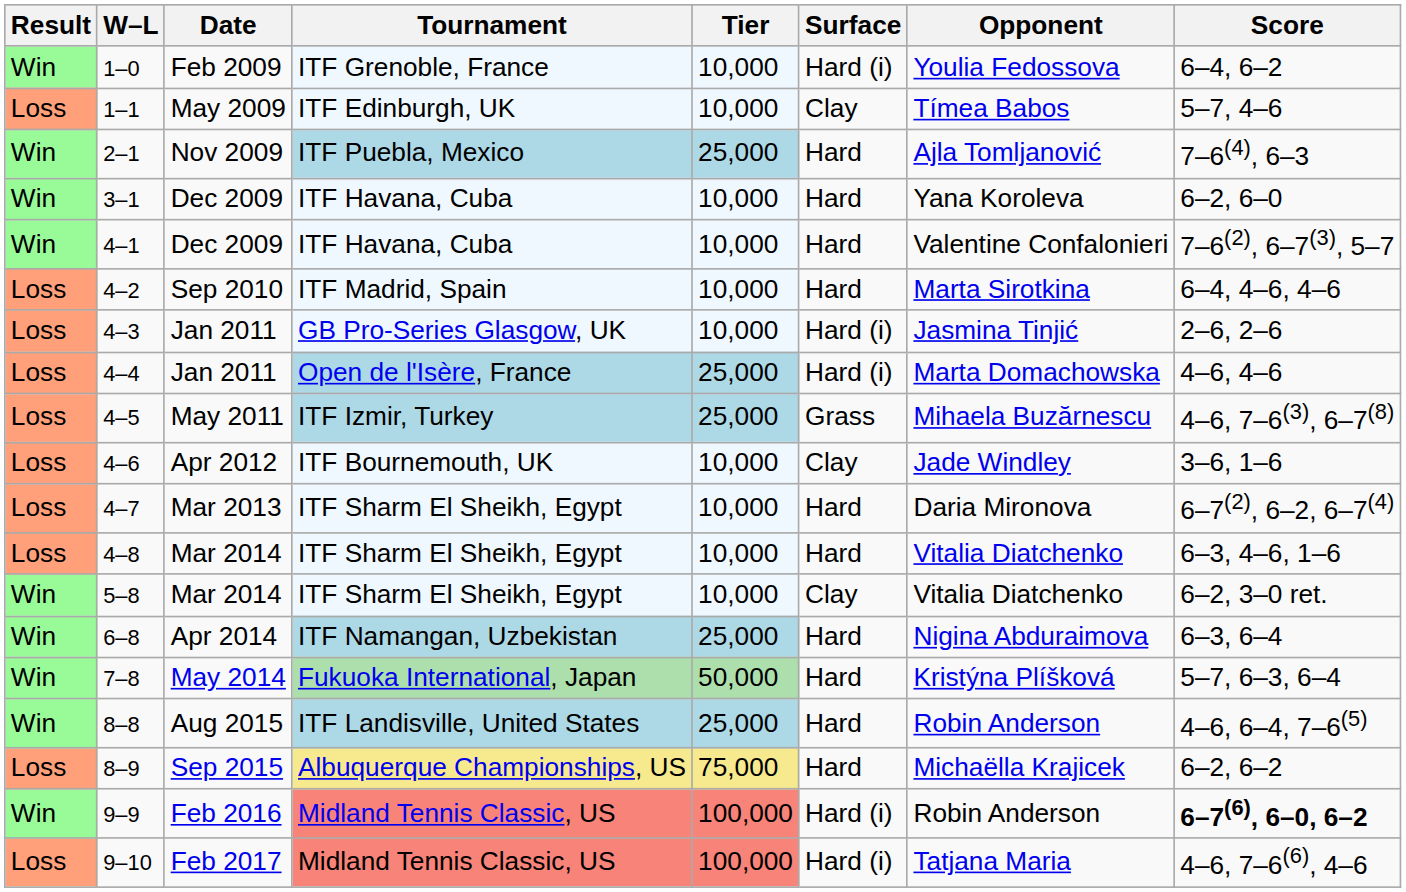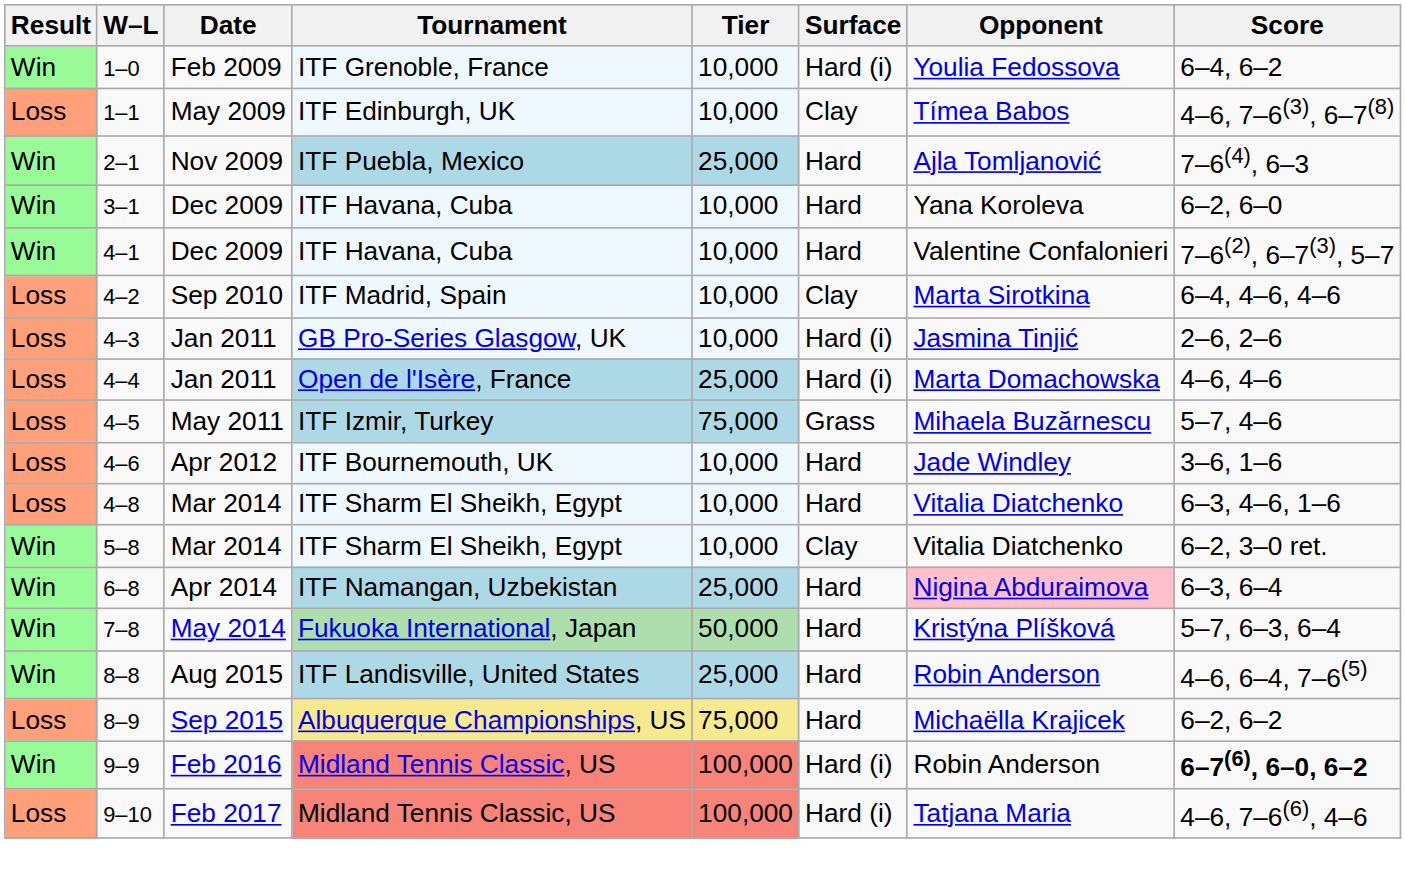(1231, 108) 5–7, 4–6 -> (1287, 112) 4–6, 7–6(3), 6–7(8)
(834, 289) Hard -> (831, 296) Clay
(738, 417) 25,000 -> (738, 421) 75,000
(1287, 417) 4–6, 7–6(3), 6–7(8) -> (1231, 421) 5–7, 4–6
(831, 462) Clay -> (834, 462) Hard
- row: (121, 509)
(1031, 636) no background -> (1031, 587) pink background
